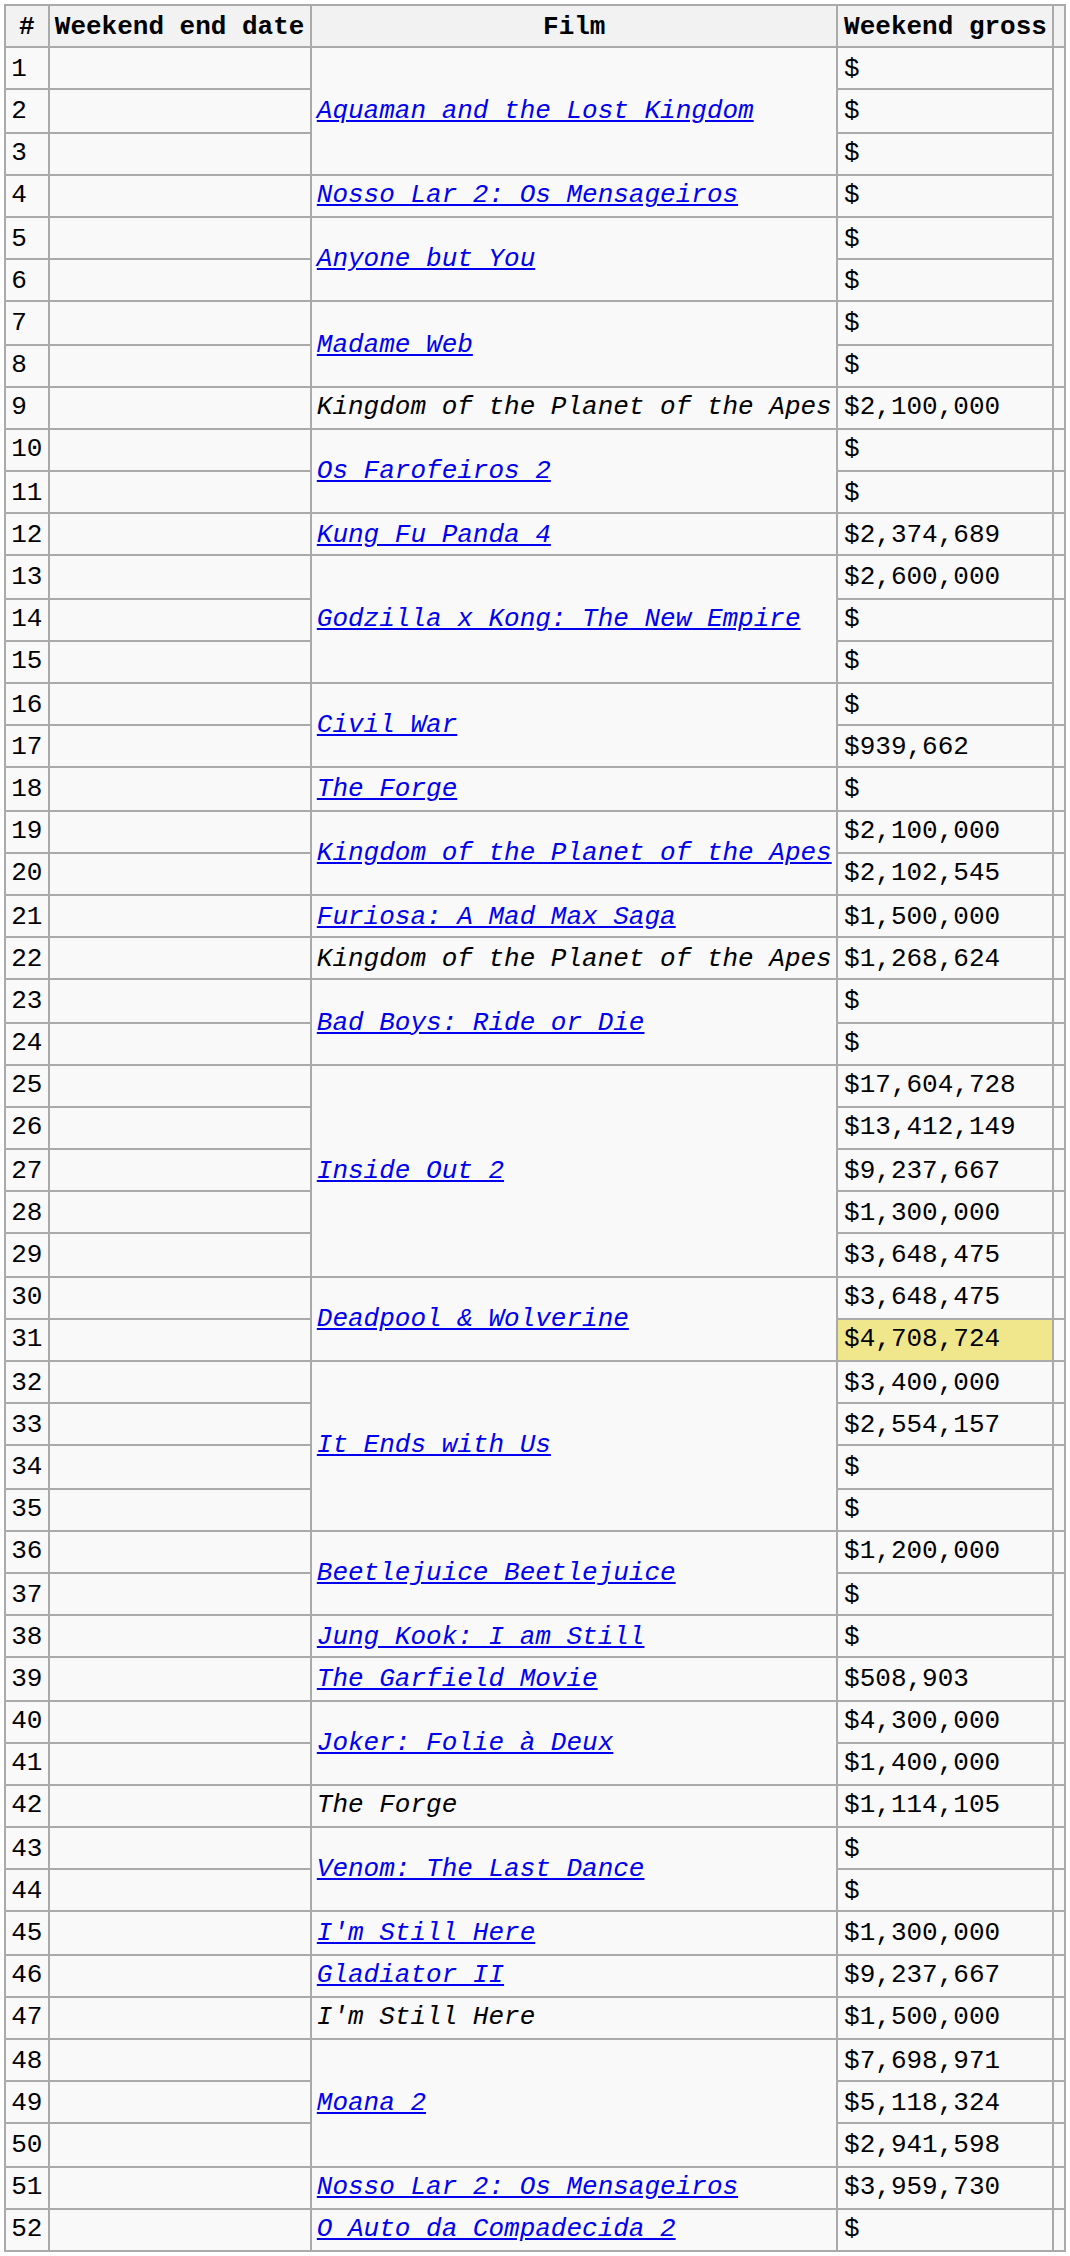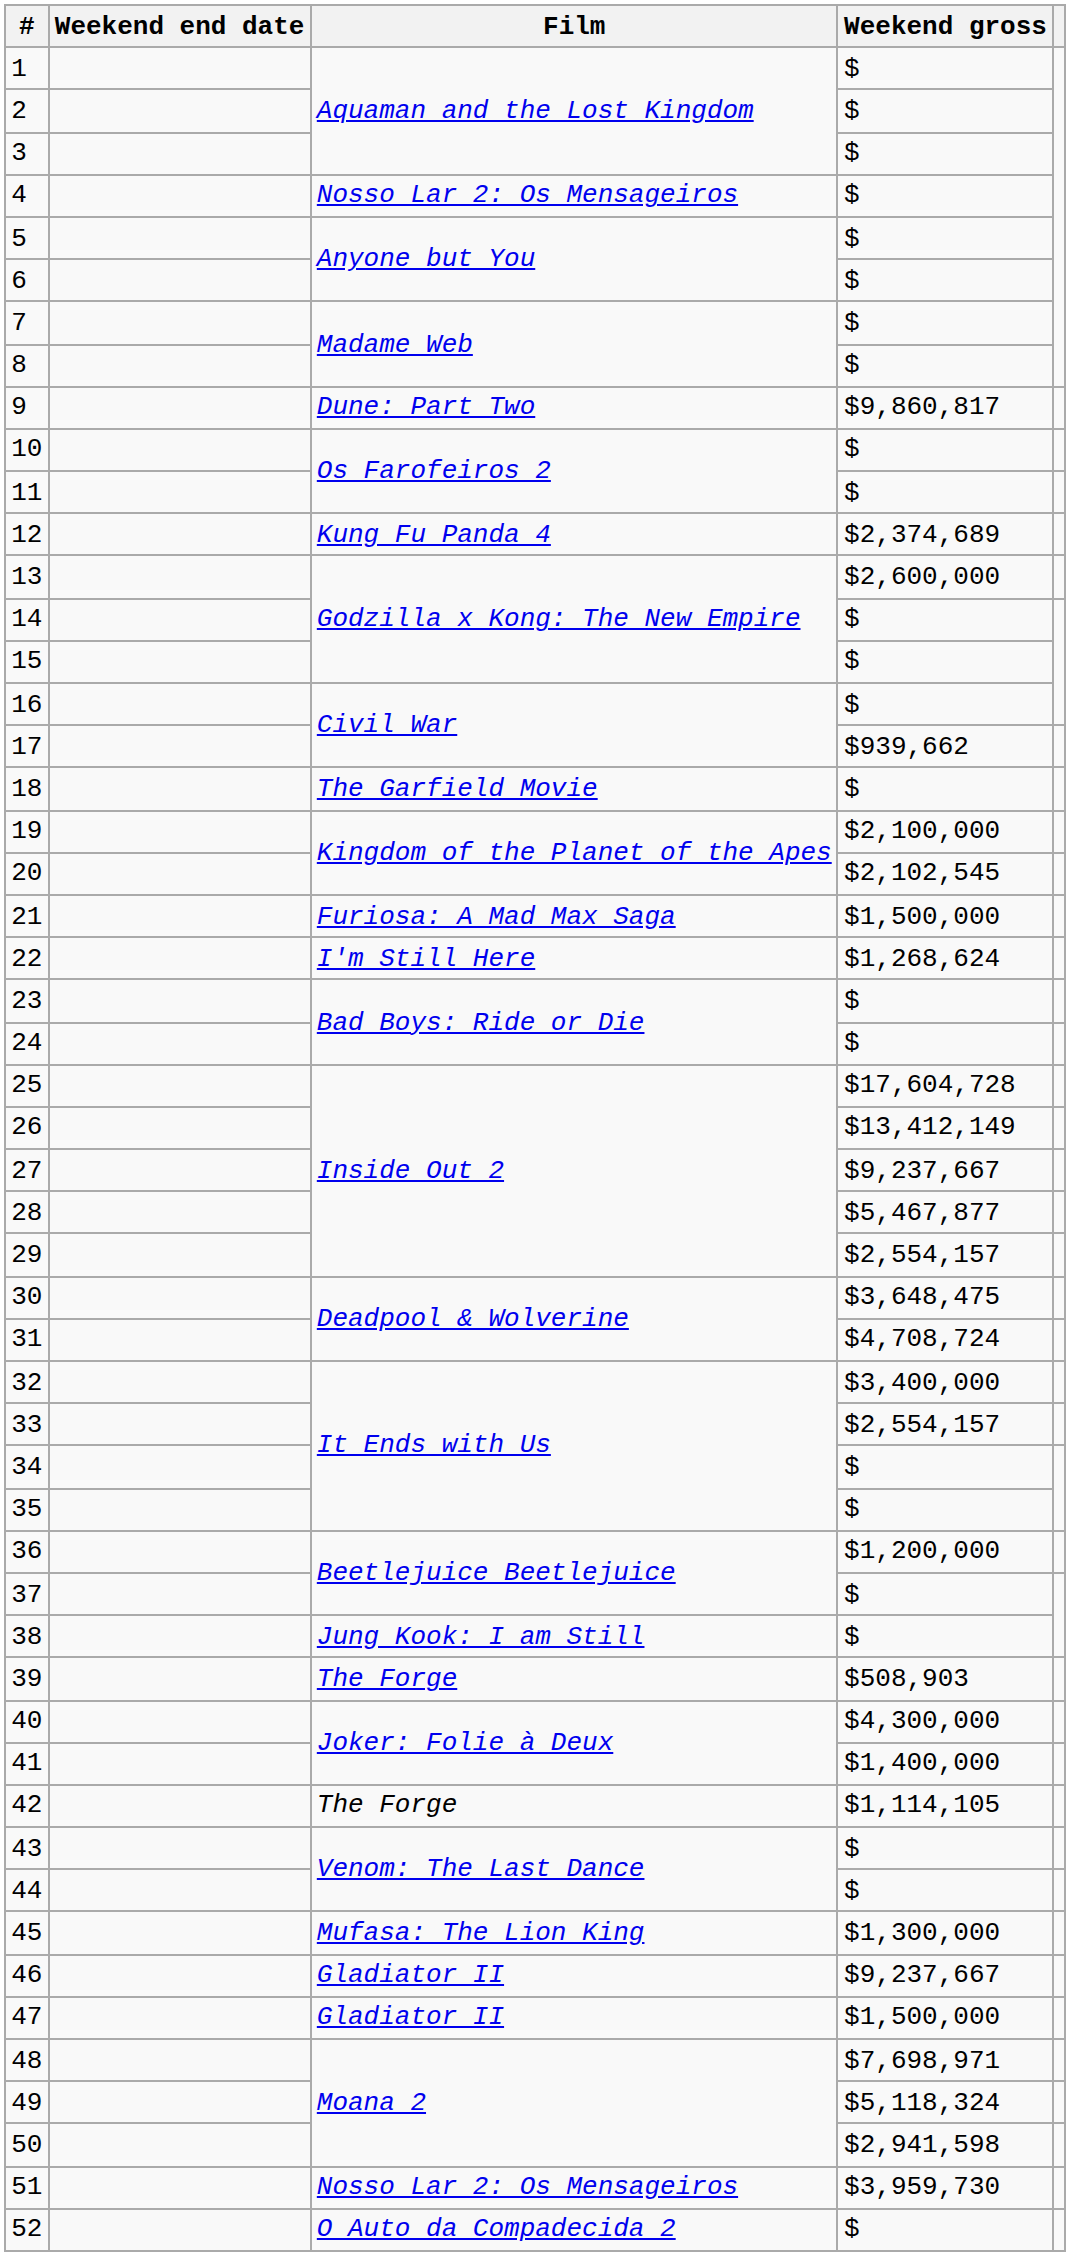(574, 408) Kingdom of the Planet of the Apes -> (426, 408) Dune: Part Two
(922, 408) $2,100,000 -> (922, 408) $9,860,817
(387, 789) The Forge -> (457, 789) The Garfield Movie
(574, 958) Kingdom of the Planet of the Apes -> (426, 958) I'm Still Here
(922, 1213) $1,300,000 -> (922, 1213) $5,467,877
(922, 1255) $3,648,475 -> (922, 1255) $2,554,157
(922, 1340) khaki background -> (922, 1340) no background
(457, 1679) The Garfield Movie -> (387, 1679) The Forge
(426, 1933) I'm Still Here -> (481, 1933) Mufasa: The Lion King
(426, 2018) I'm Still Here -> (410, 2018) Gladiator II
